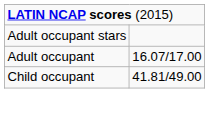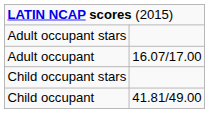+ row: (67, 77)
